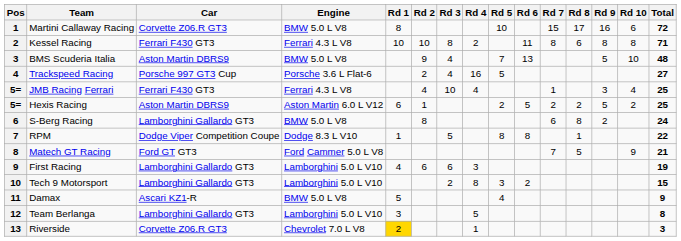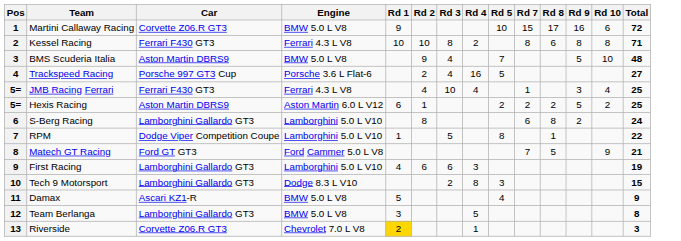- column: (527, 12)
(398, 28) 8 -> (398, 28) 9
(315, 121) BMW 5.0 L V8 -> (333, 121) Lamborghini 5.0 L V10
(321, 136) Dodge 8.3 L V10 -> (333, 136) Lamborghini 5.0 L V10
(333, 183) Lamborghini 5.0 L V10 -> (321, 183) Dodge 8.3 L V10
(333, 214) Lamborghini 5.0 L V10 -> (315, 214) BMW 5.0 L V8
